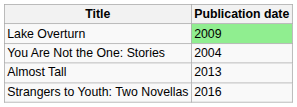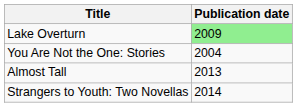(208, 92) 2016 -> (208, 92) 2014
